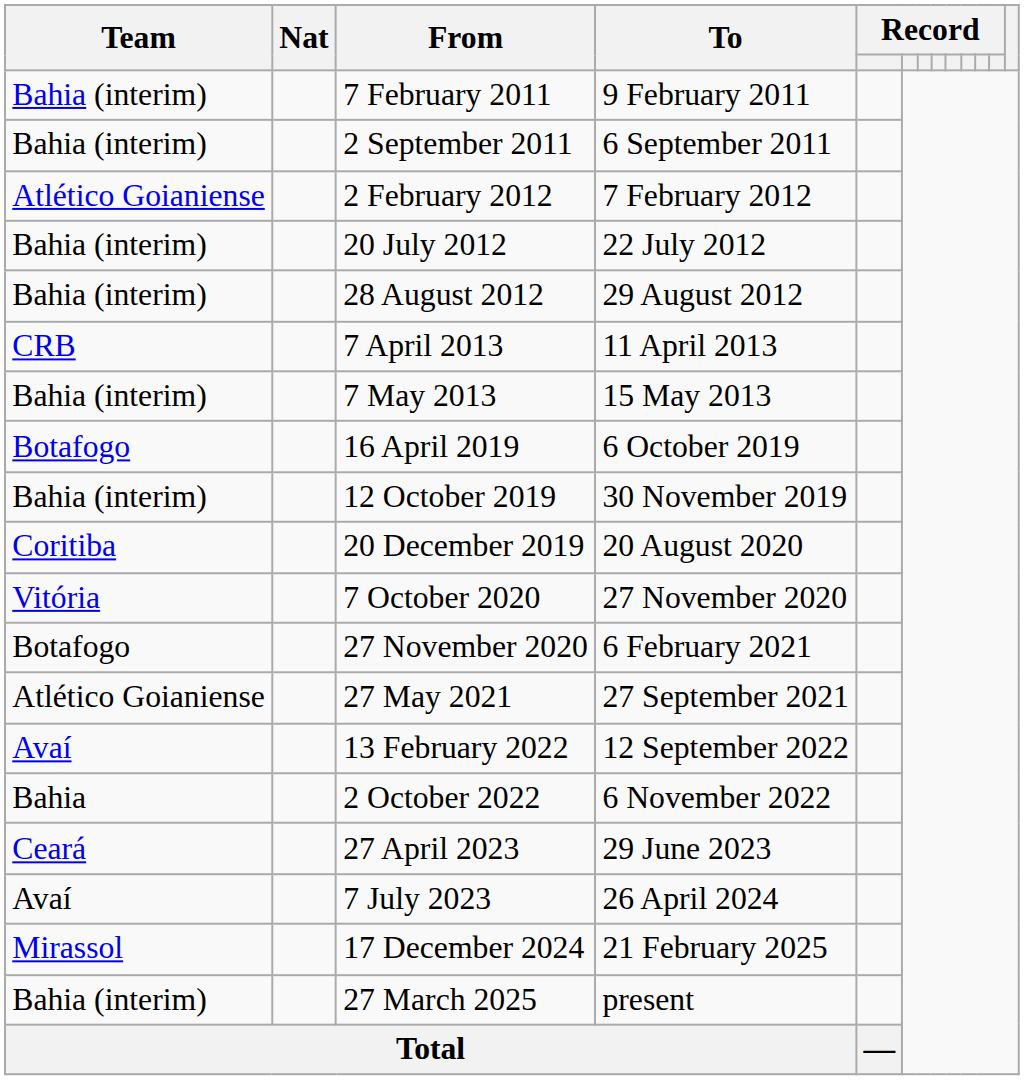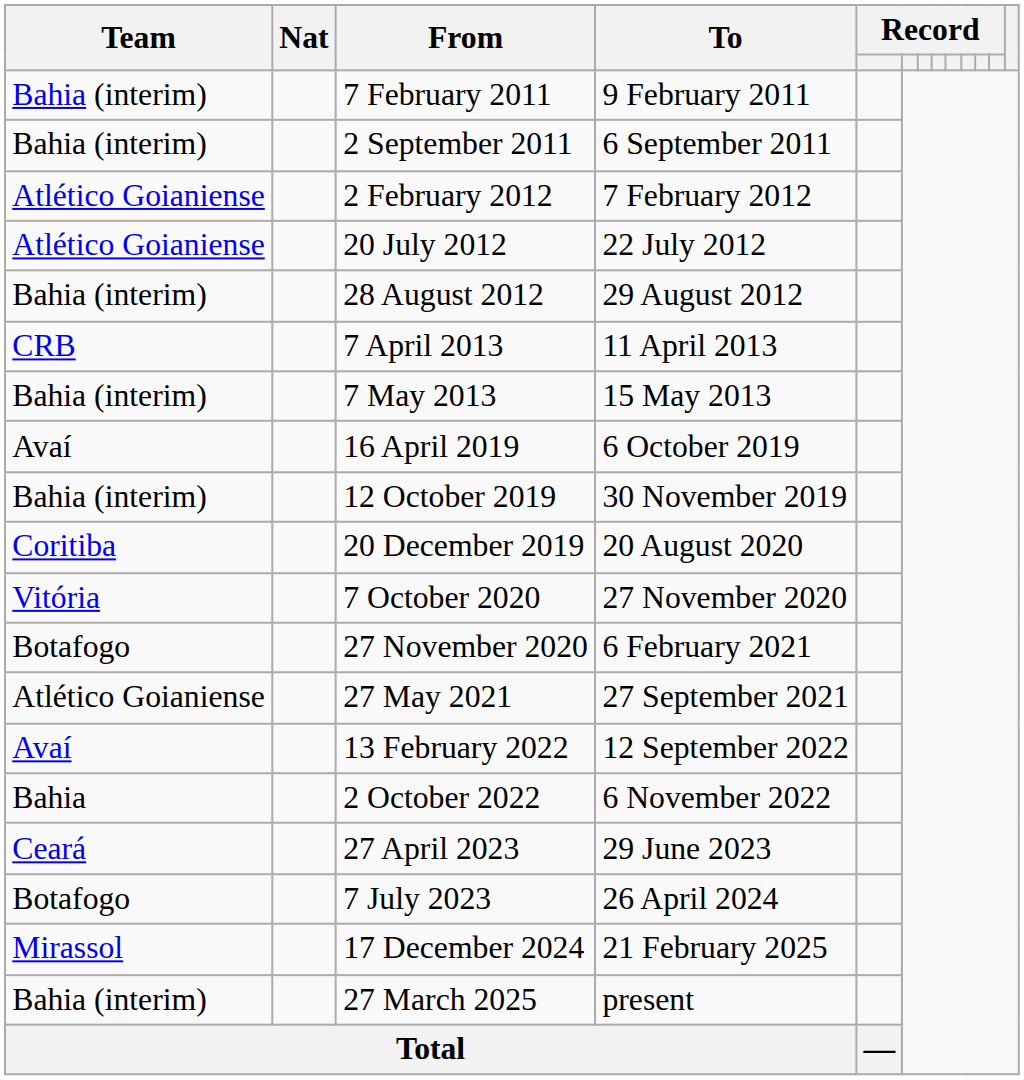(109, 245) Bahia (interim) -> (139, 245) Atlético Goianiense
(71, 446) Botafogo -> (42, 446) Avaí
(42, 898) Avaí -> (71, 898) Botafogo
